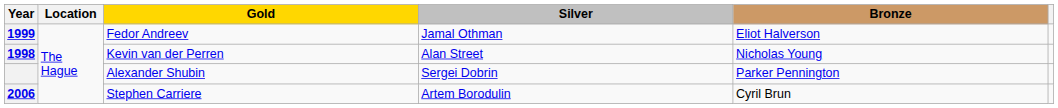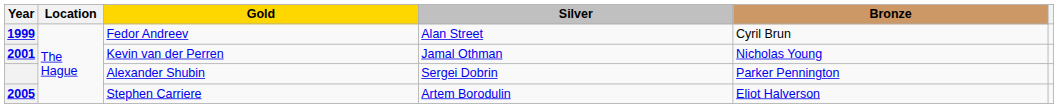(462, 34) Jamal Othman -> (452, 34) Alan Street
(778, 34) Eliot Halverson -> (763, 34) Cyril Brun
(21, 53) 1998 -> (21, 53) 2001
(452, 53) Alan Street -> (462, 53) Jamal Othman
(21, 93) 2006 -> (21, 93) 2005
(763, 93) Cyril Brun -> (778, 93) Eliot Halverson
